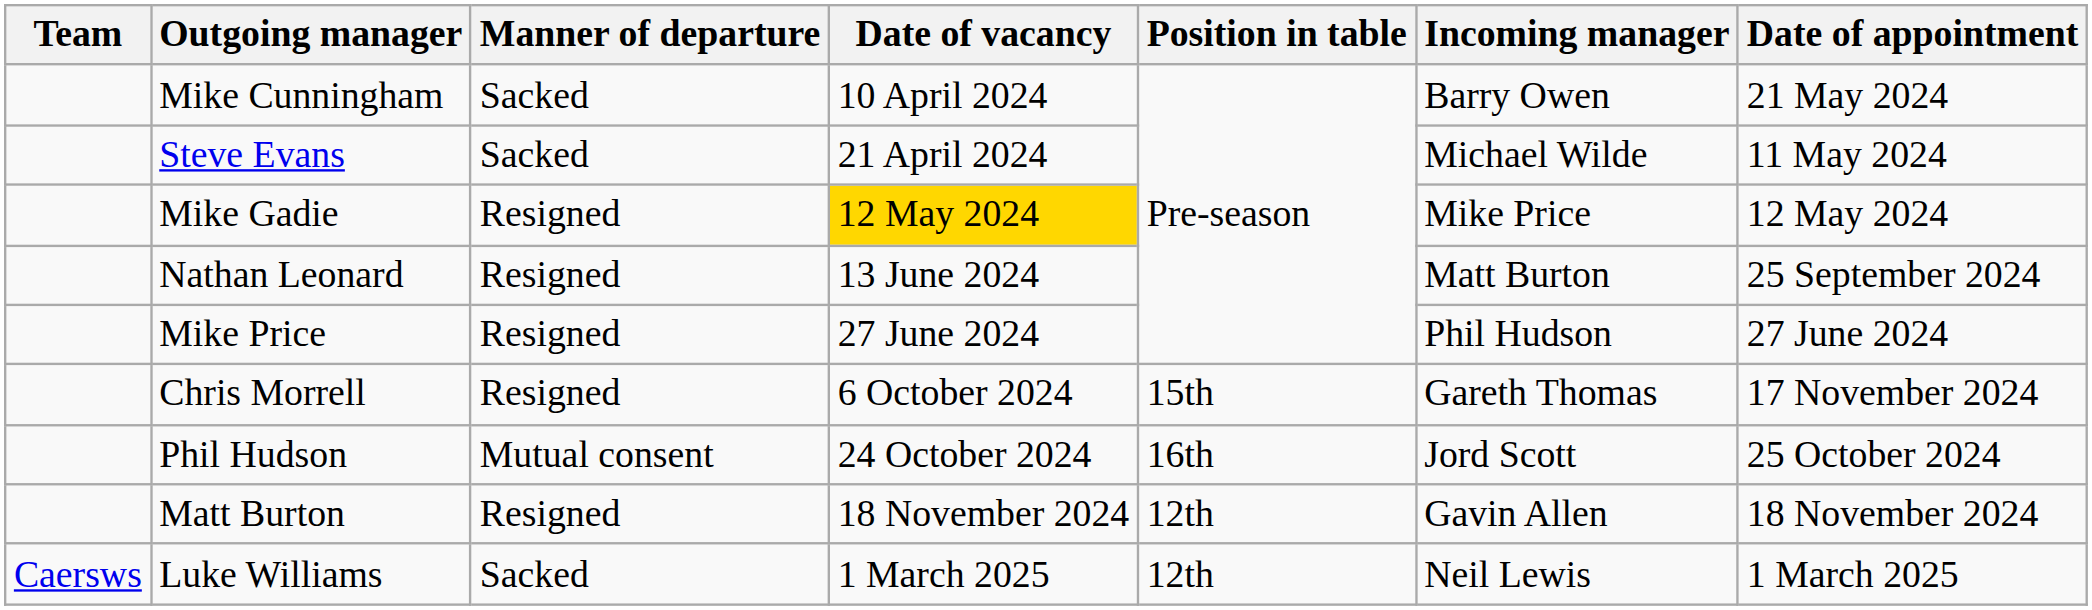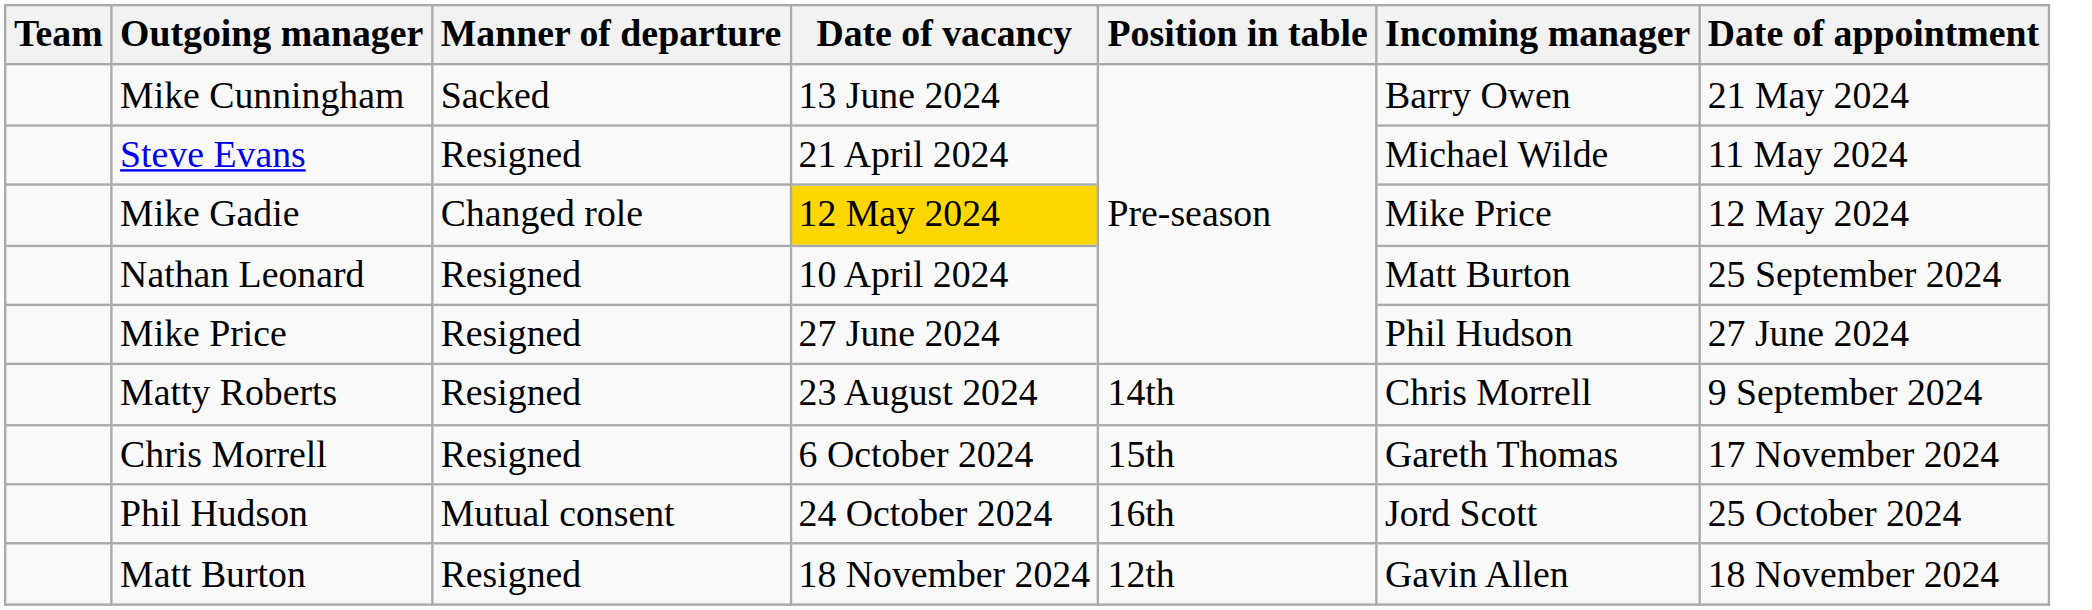(943, 94) 10 April 2024 -> (899, 94) 13 June 2024
(534, 154) Sacked -> (511, 154) Resigned
(550, 214) Resigned -> (542, 214) Changed role
(938, 273) 13 June 2024 -> (903, 273) 10 April 2024
+ row: (229, 393)
- row: (271, 573)
